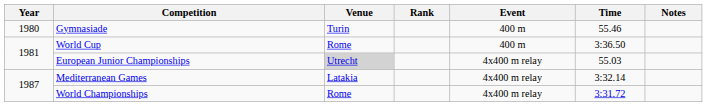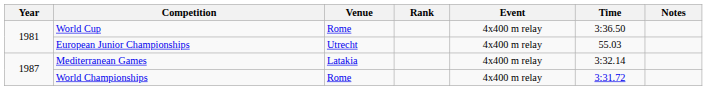- row: (82, 28)
(512, 45) 400 m -> (512, 28) 4x400 m relay
(342, 61) lightgrey background -> (342, 45) no background
